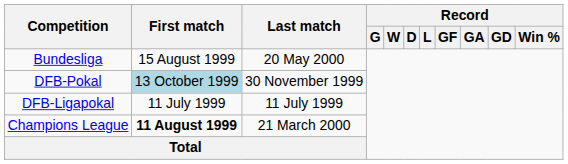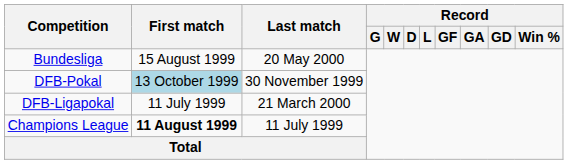(304, 103) 11 July 1999 -> (304, 103) 21 March 2000
(304, 125) 21 March 2000 -> (304, 125) 11 July 1999
